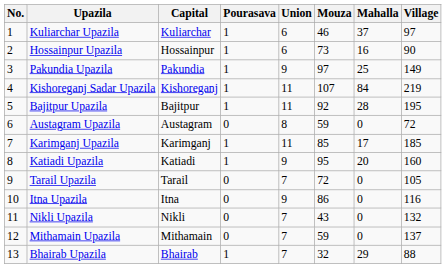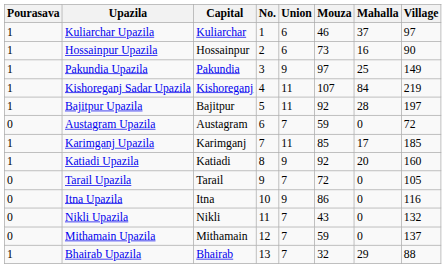columns swapped: (16, 13) <-> (250, 13)
(413, 106) 195 -> (413, 106) 197
(284, 124) 8 -> (284, 124) 7
(323, 161) 95 -> (323, 161) 92
